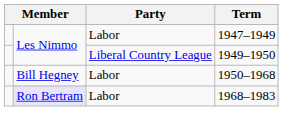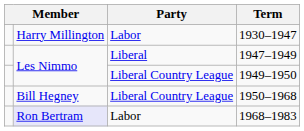+ row: (268, 34)
(104, 34) Labor -> (129, 55) Liberal
(104, 75) Labor -> (172, 95) Liberal Country League
